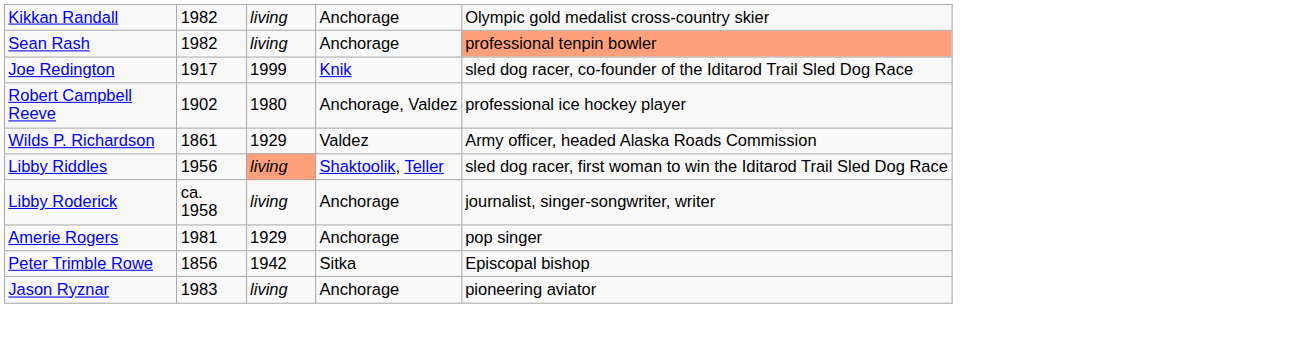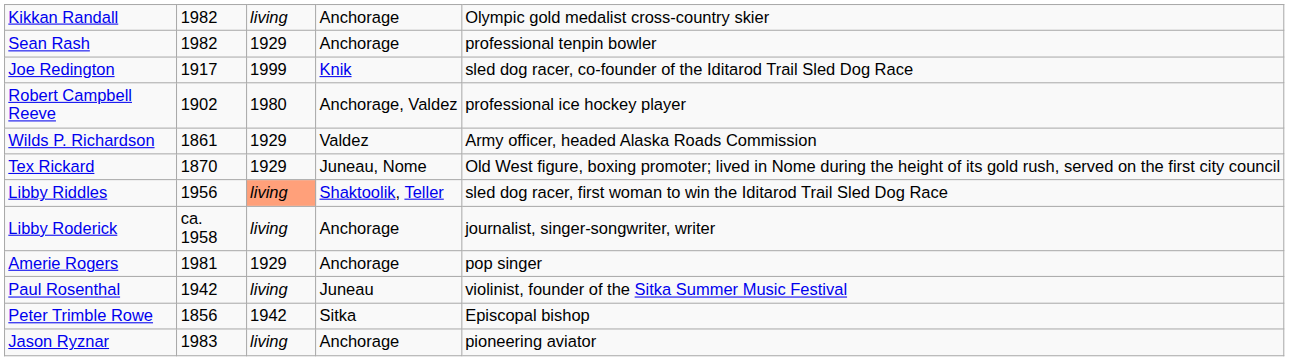(269, 43) living -> (268, 43) 1929
(561, 43) lightsalmon background -> (561, 43) no background
+ row: (51, 166)
+ row: (64, 289)
